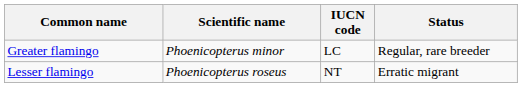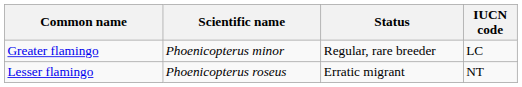columns swapped: (446, 22) <-> (348, 22)
